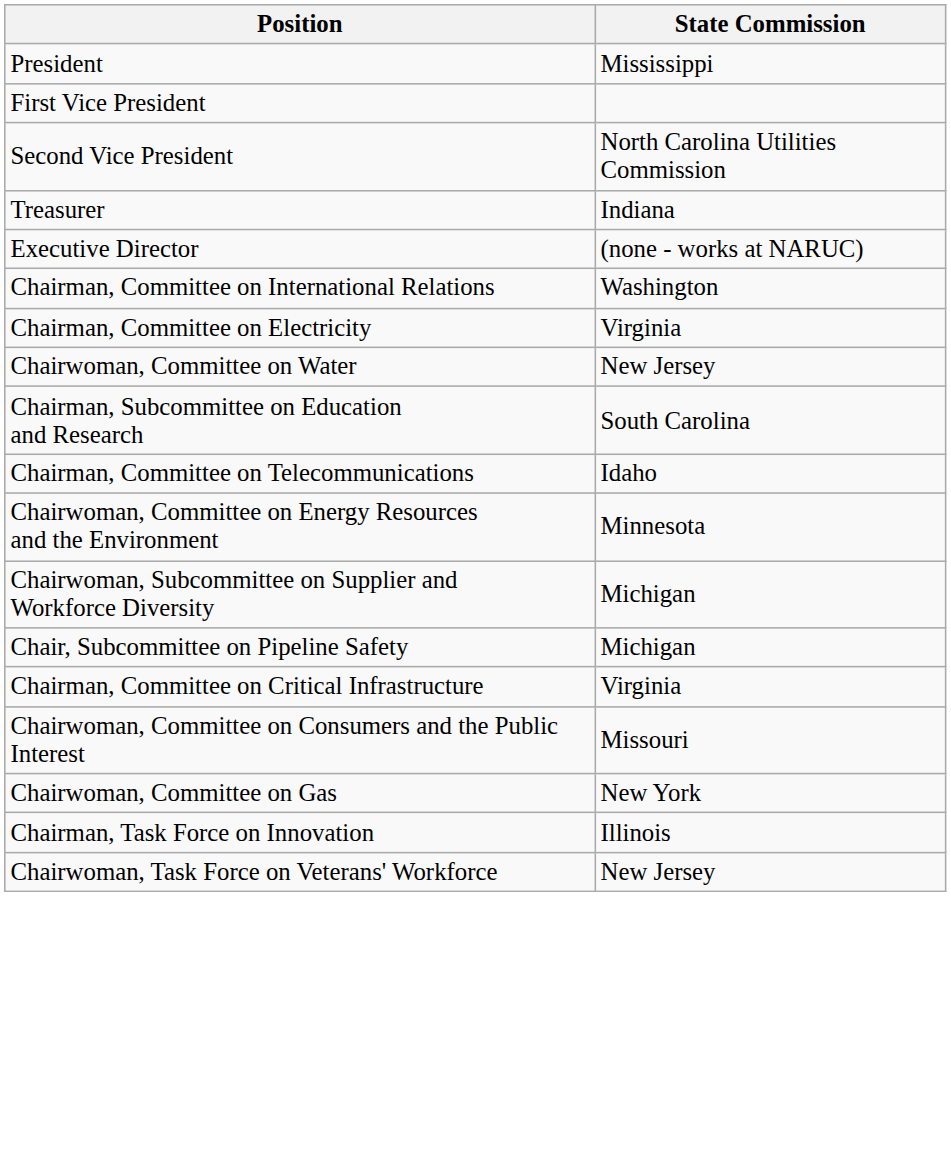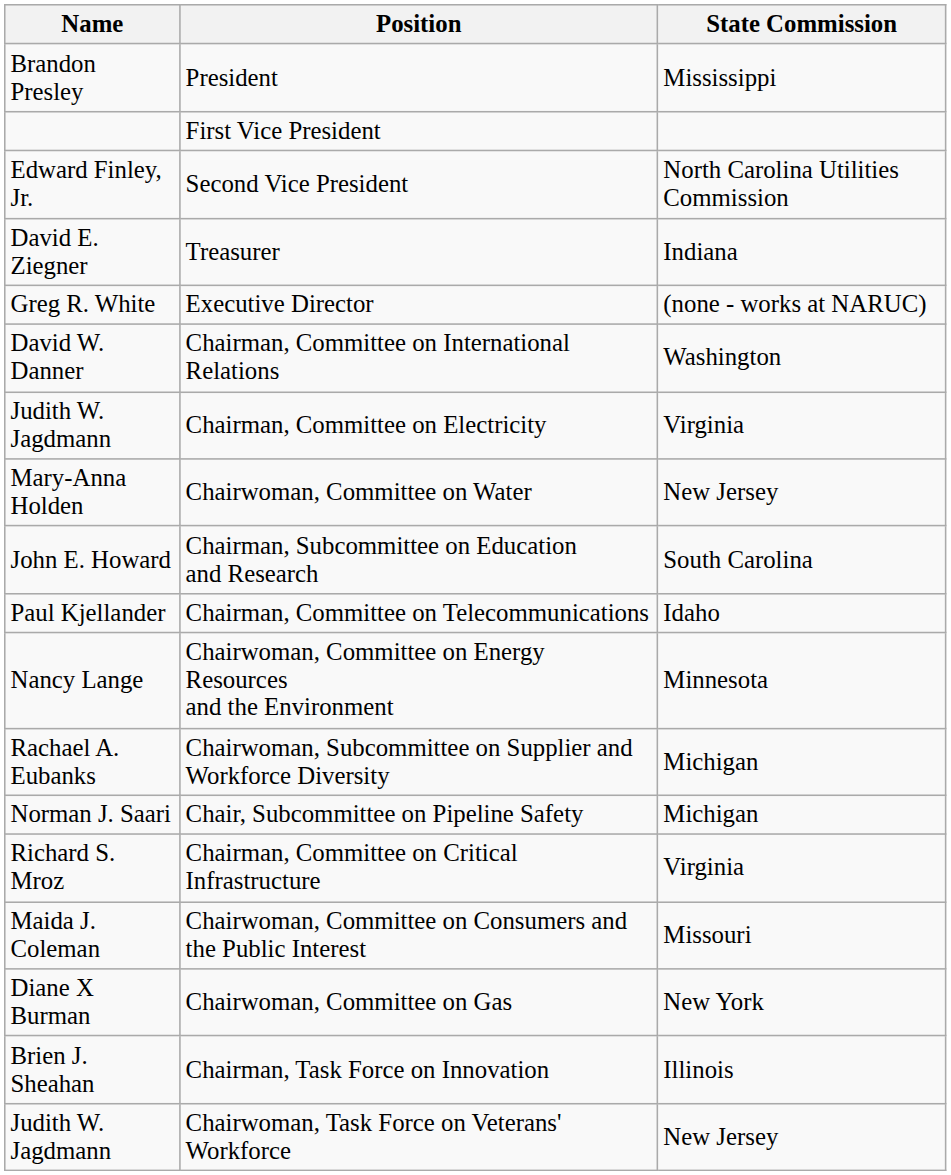+ column: (92, 24)
